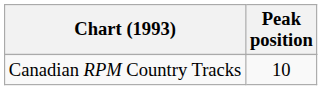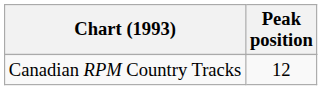(281, 69) 10 -> (281, 69) 12
